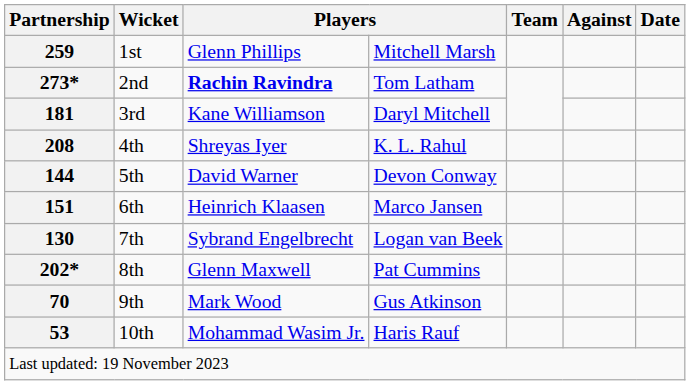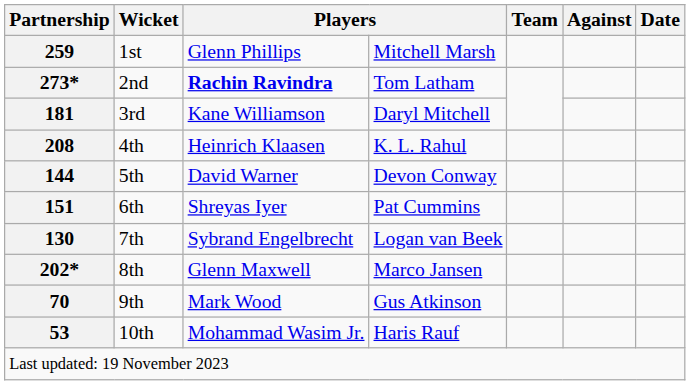(237, 144) Shreyas Iyer -> (256, 144) Heinrich Klaasen
(256, 207) Heinrich Klaasen -> (237, 207) Shreyas Iyer
(428, 207) Marco Jansen -> (427, 207) Pat Cummins
(427, 269) Pat Cummins -> (428, 269) Marco Jansen
